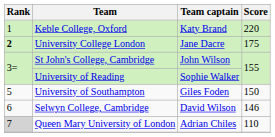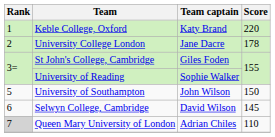(9, 44) bold -> (9, 44) normal
(251, 44) 175 -> (251, 44) 178
(205, 60) John Wilson -> (204, 60) Giles Foden
(204, 92) Giles Foden -> (205, 92) John Wilson
(251, 108) 146 -> (251, 108) 145
